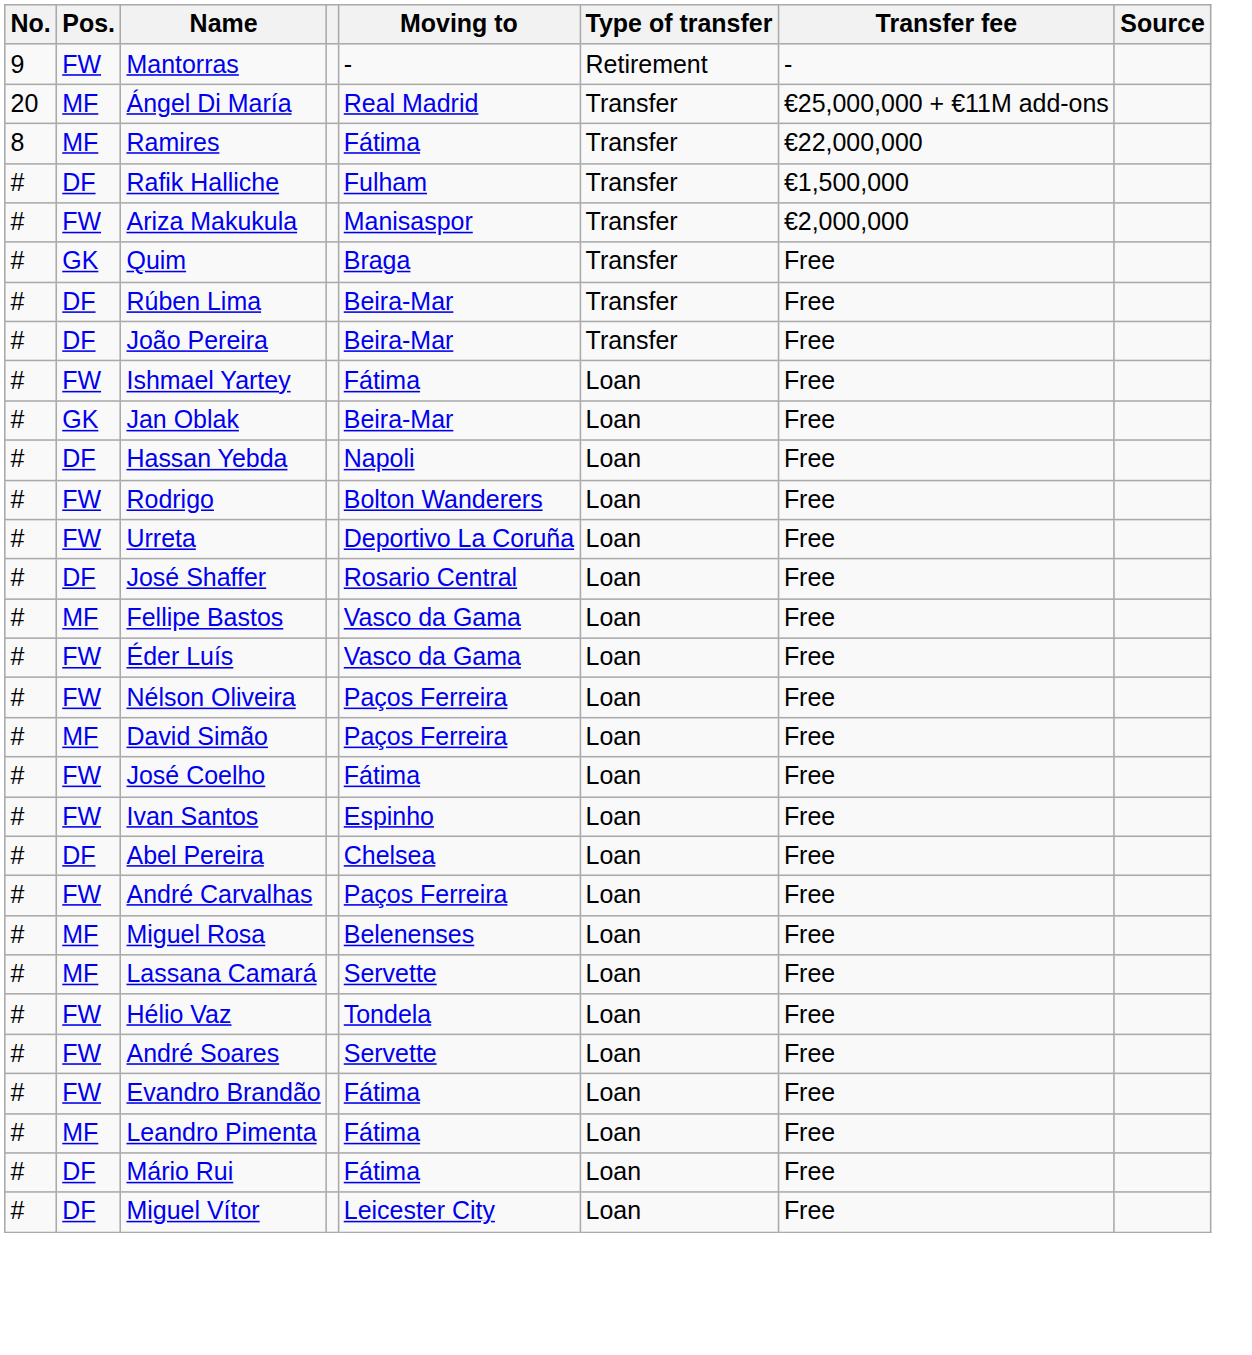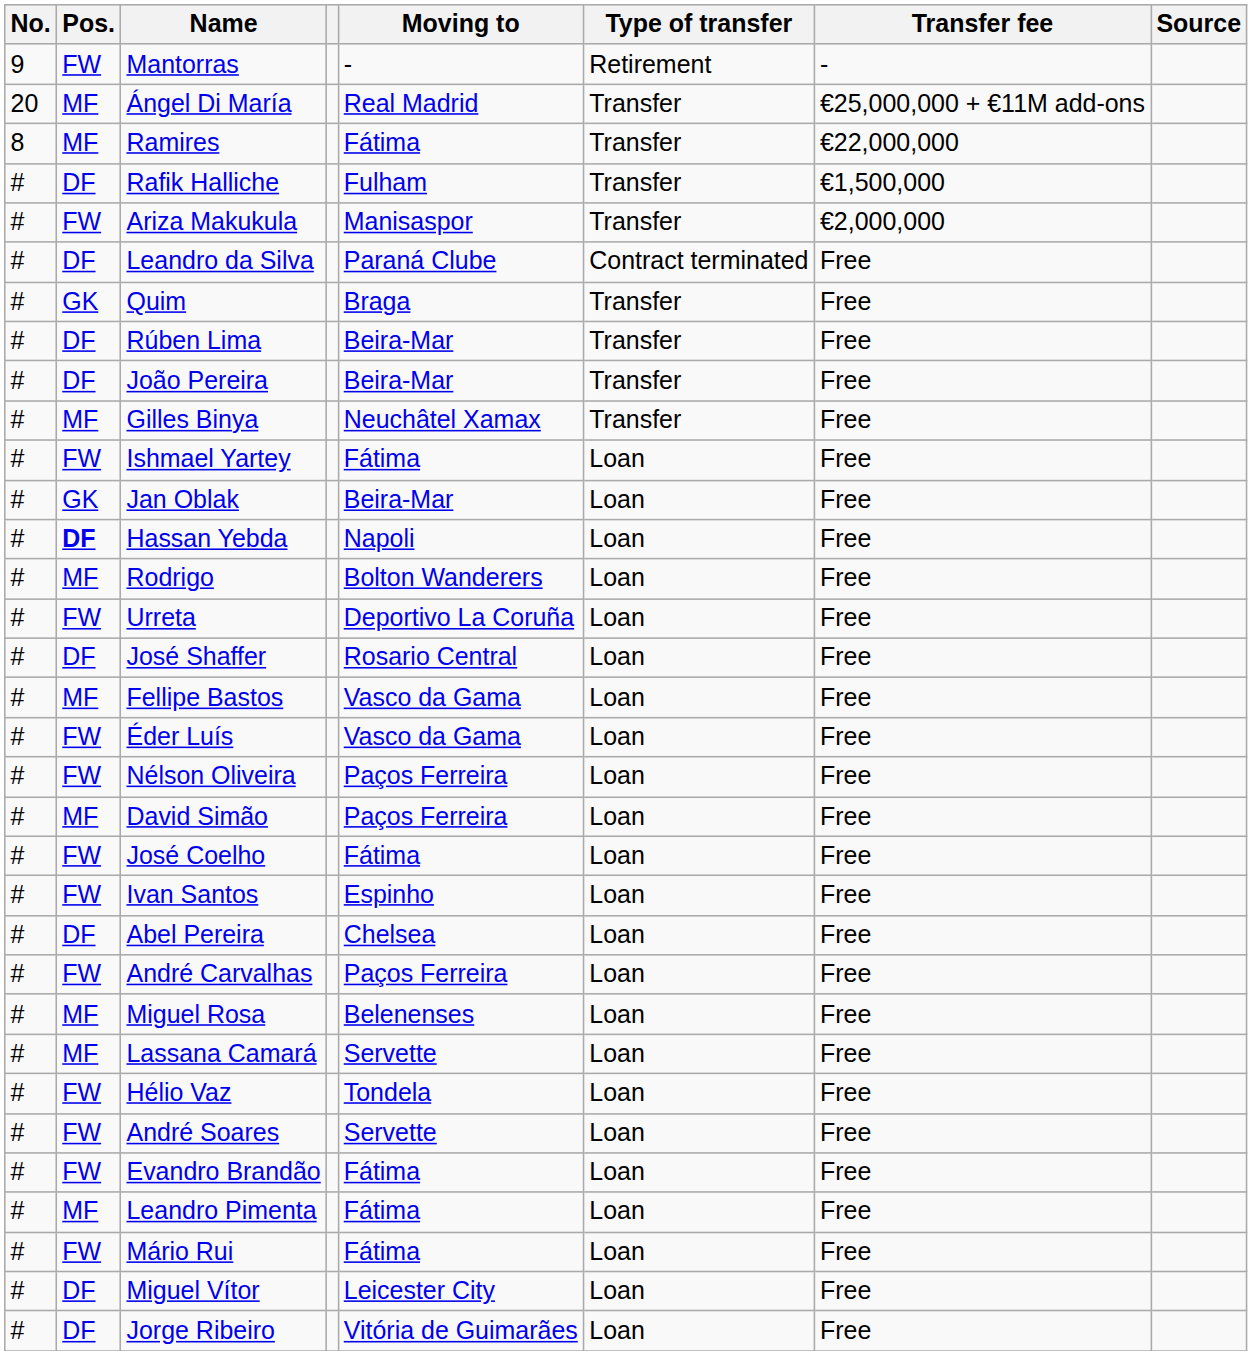+ row: (220, 261)
+ row: (192, 420)
(79, 459) normal -> (79, 538) bold
(82, 499) FW -> (80, 578) MF
(79, 1172) DF -> (82, 1251) FW
+ row: (201, 1330)
